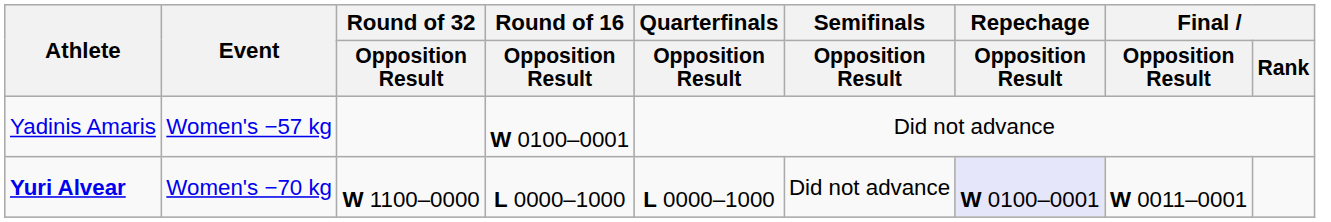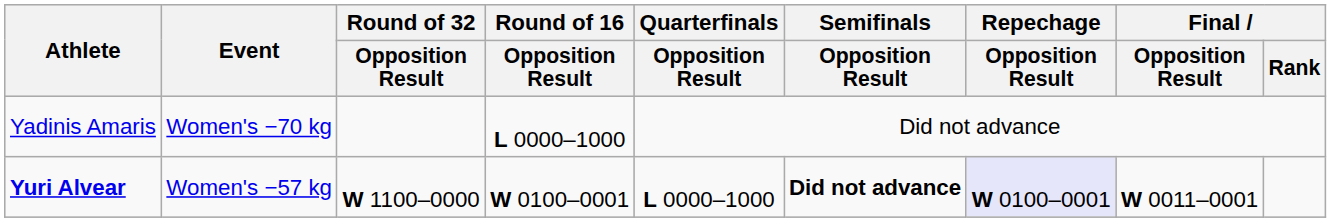(249, 127) Women's −57 kg -> (249, 127) Women's −70 kg
(560, 139) W 0100–0001 -> (560, 139) L 0000–1000
(249, 187) Women's −70 kg -> (249, 187) Women's −57 kg
(560, 199) L 0000–1000 -> (560, 199) W 0100–0001
(869, 187) normal -> (875, 187) bold
